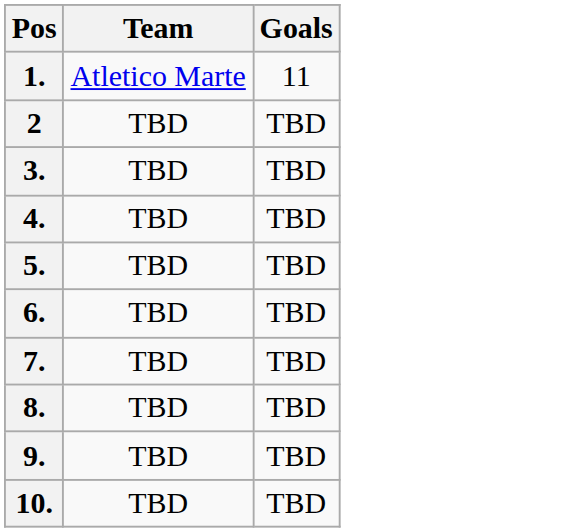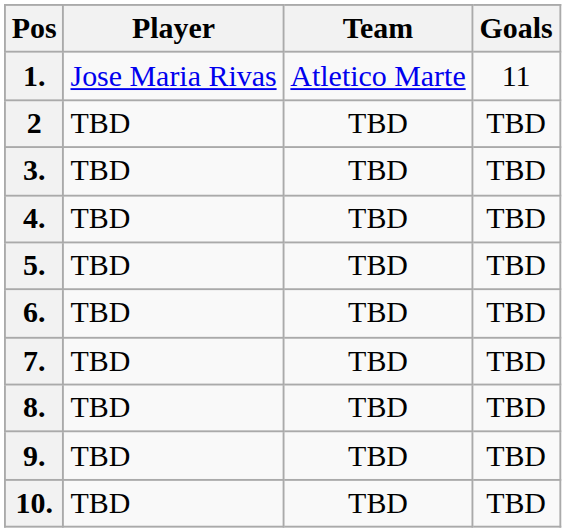+ column: (174, 28)
